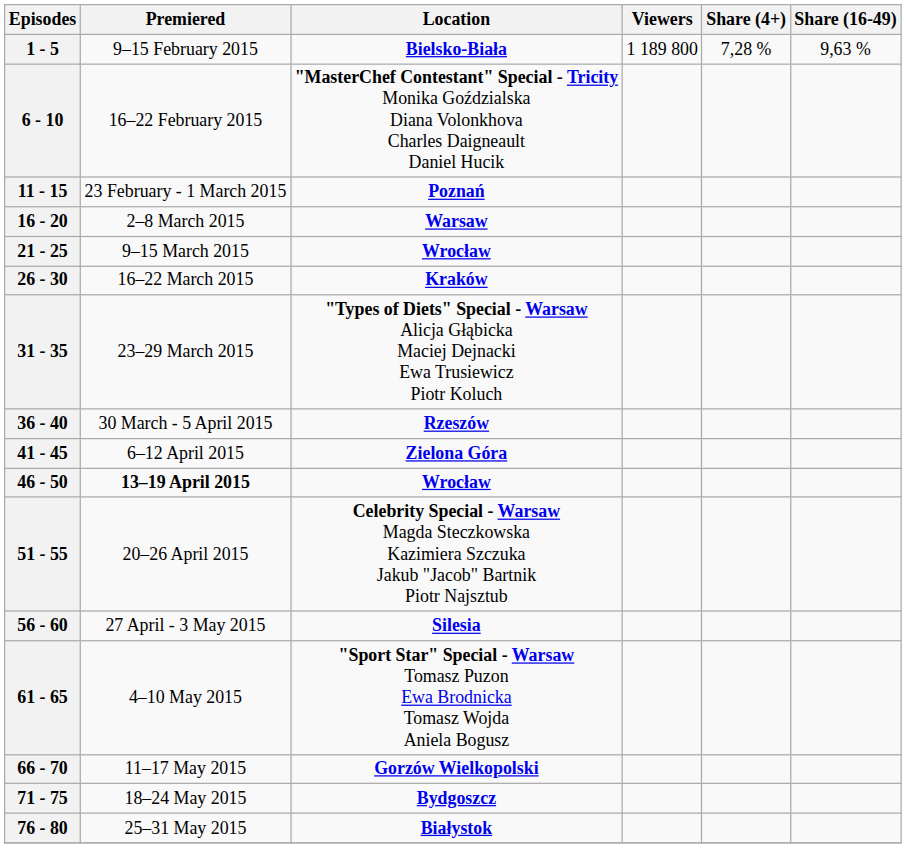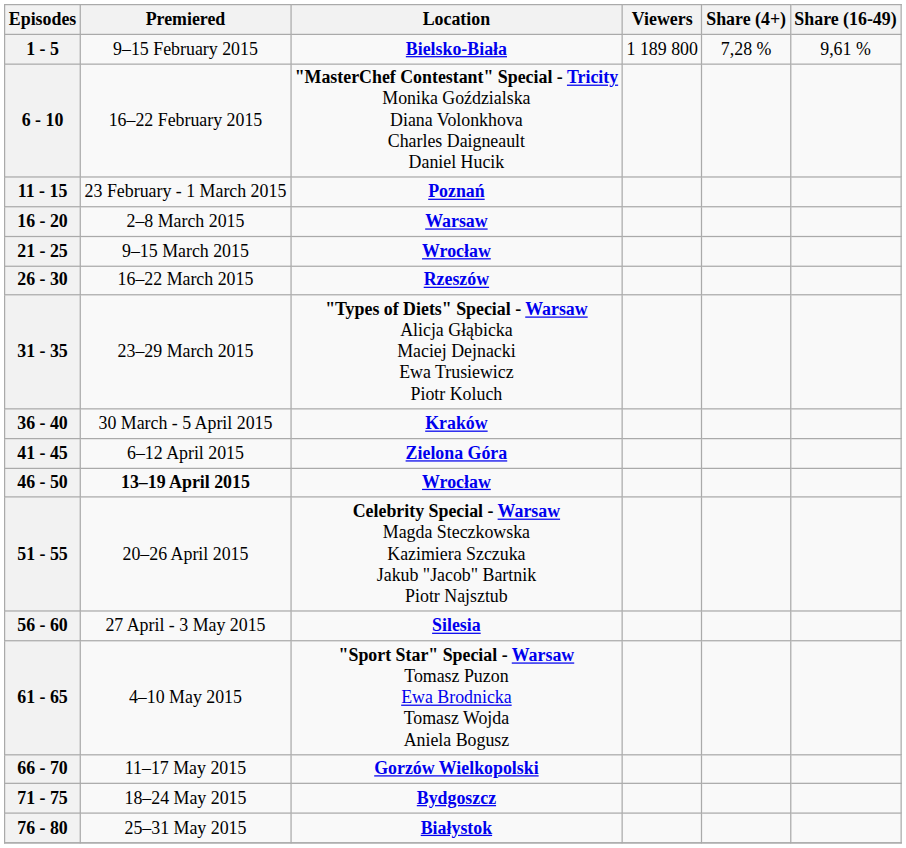(845, 49) 9,63 % -> (845, 49) 9,61 %
(456, 280) Kraków -> (456, 280) Rzeszów
(456, 423) Rzeszów -> (456, 423) Kraków
